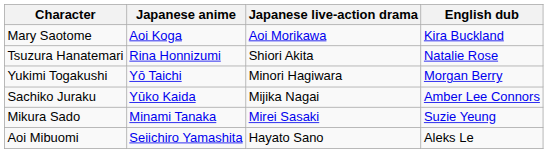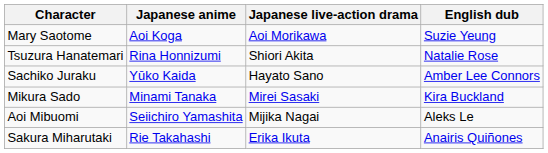(464, 35) Kira Buckland -> (460, 35) Suzie Yeung
- row: (57, 76)
(284, 96) Mijika Nagai -> (286, 76) Hayato Sano
(460, 117) Suzie Yeung -> (464, 96) Kira Buckland
(286, 138) Hayato Sano -> (284, 117) Mijika Nagai
+ row: (60, 138)
